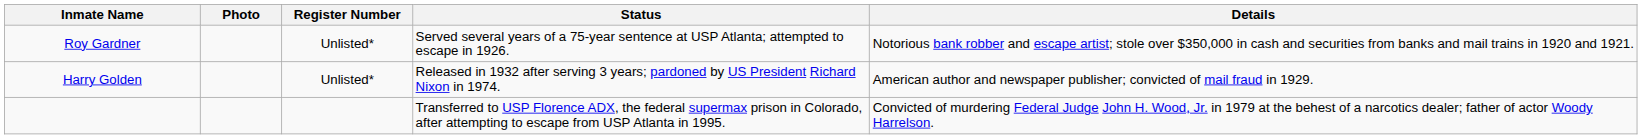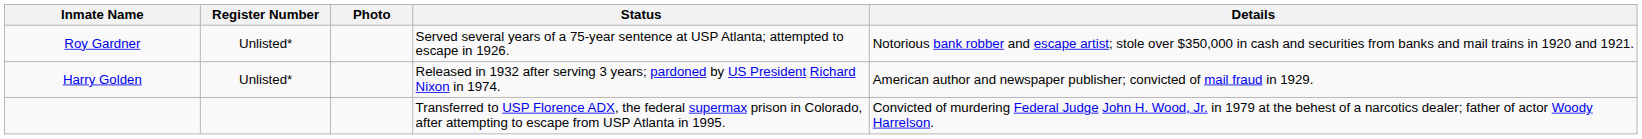columns swapped: (347, 15) <-> (241, 15)
